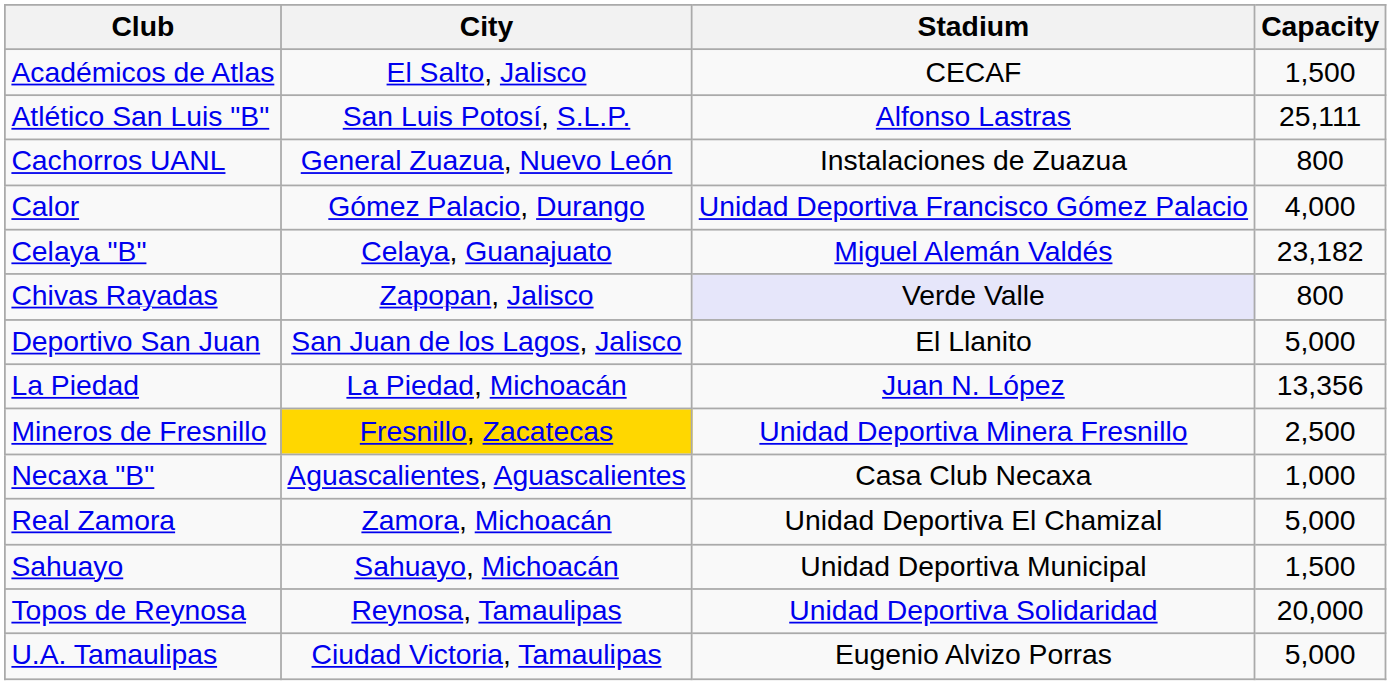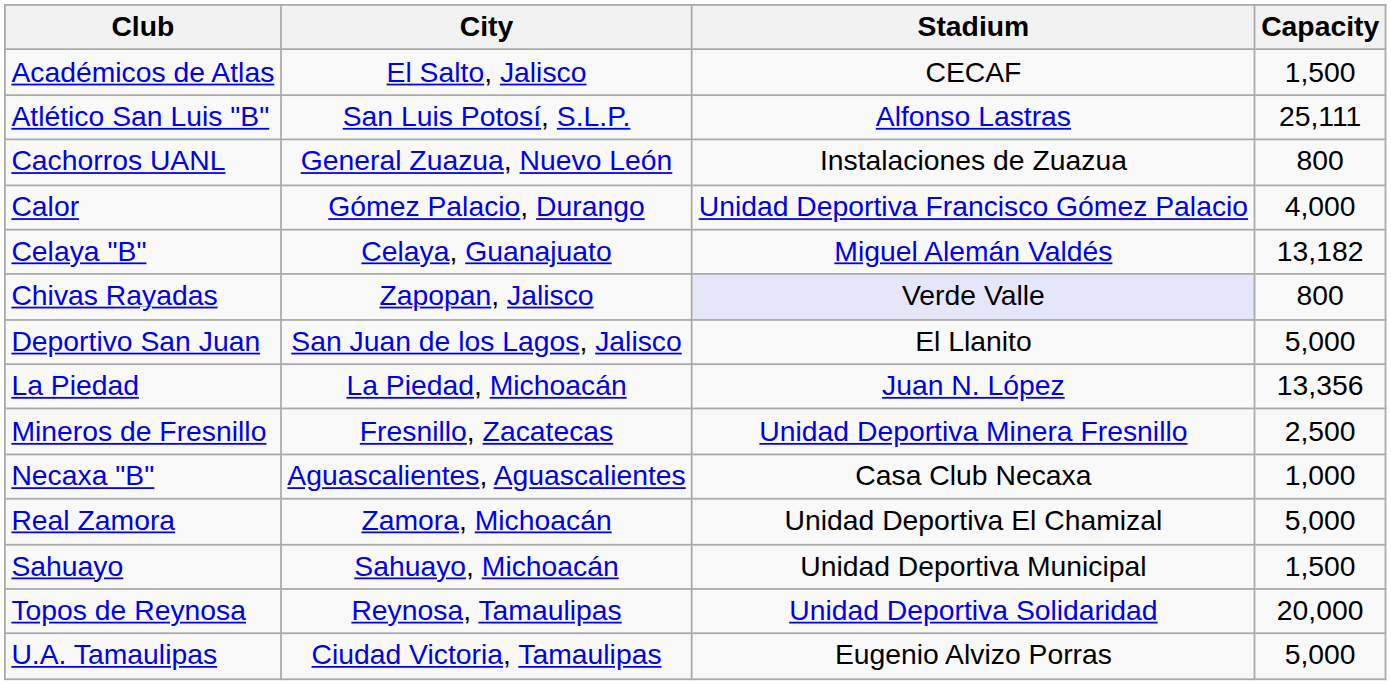(1320, 251) 23,182 -> (1320, 251) 13,182
(487, 431) gold background -> (487, 431) no background
